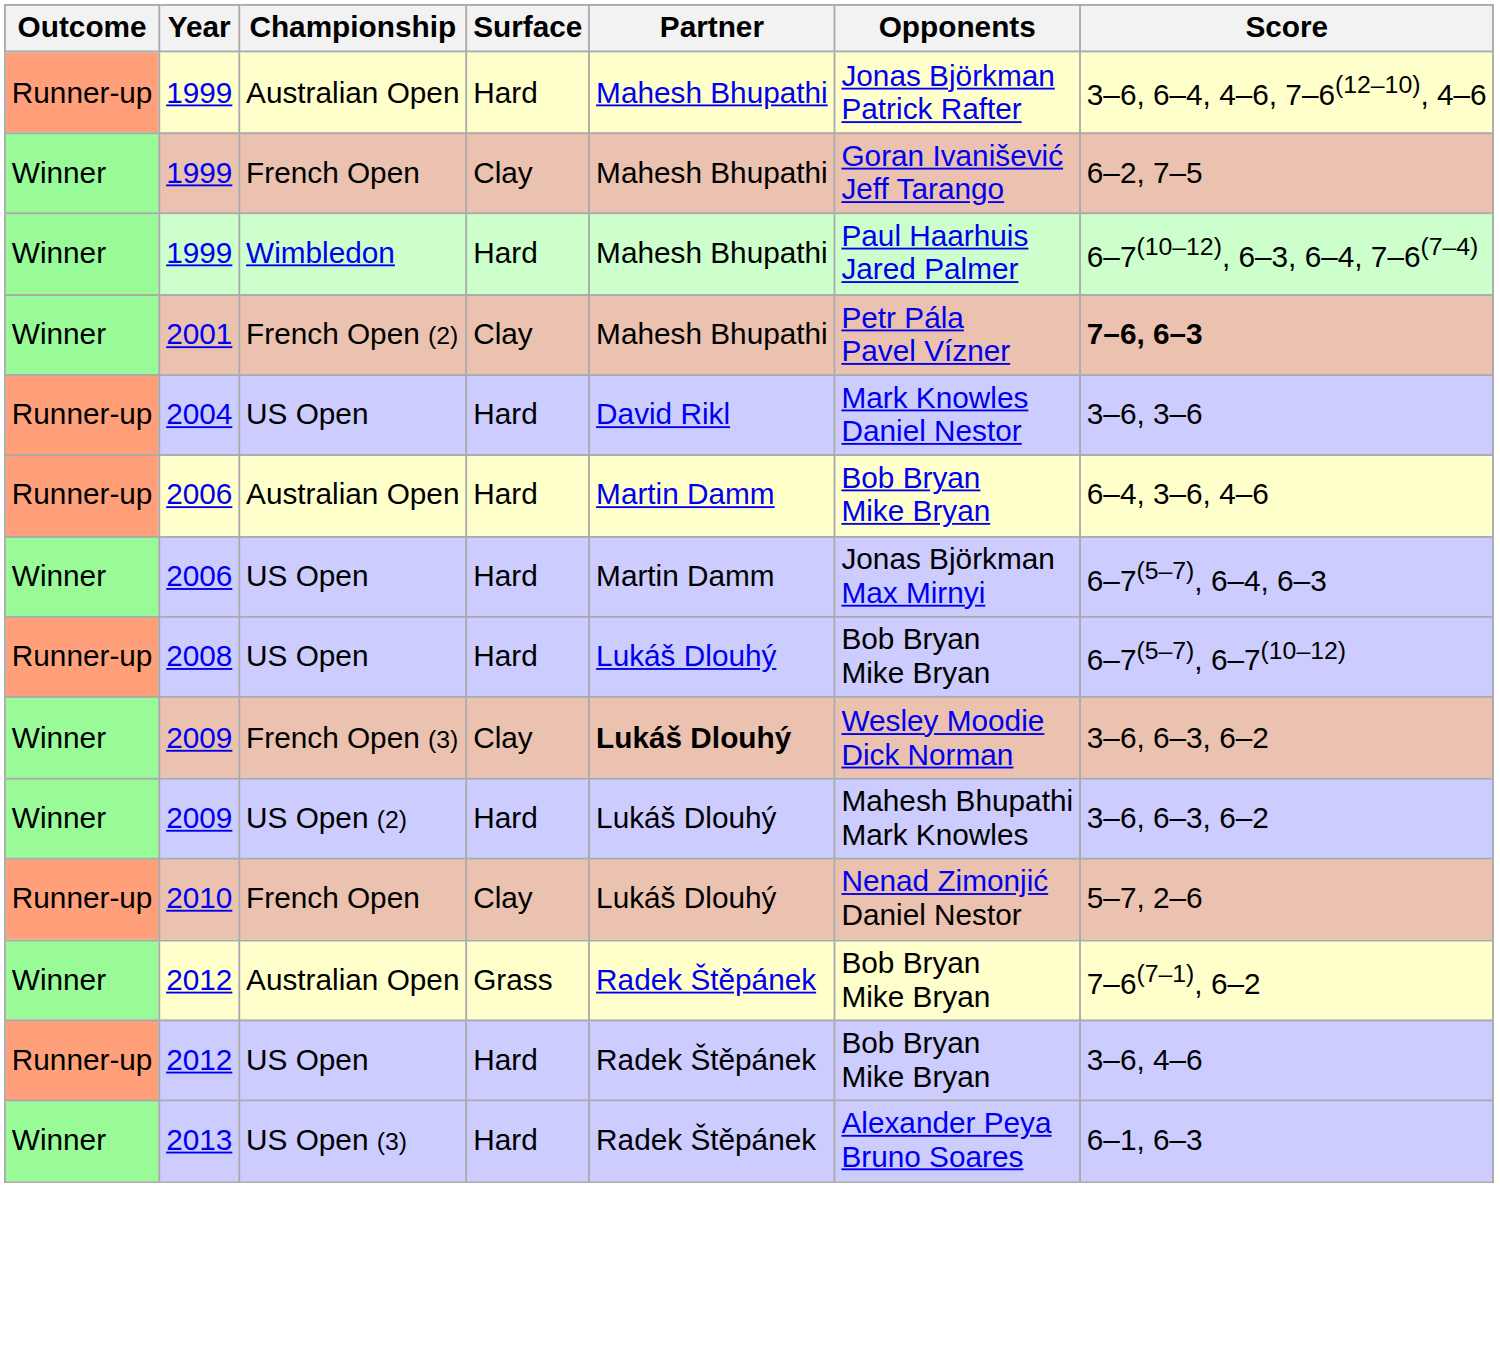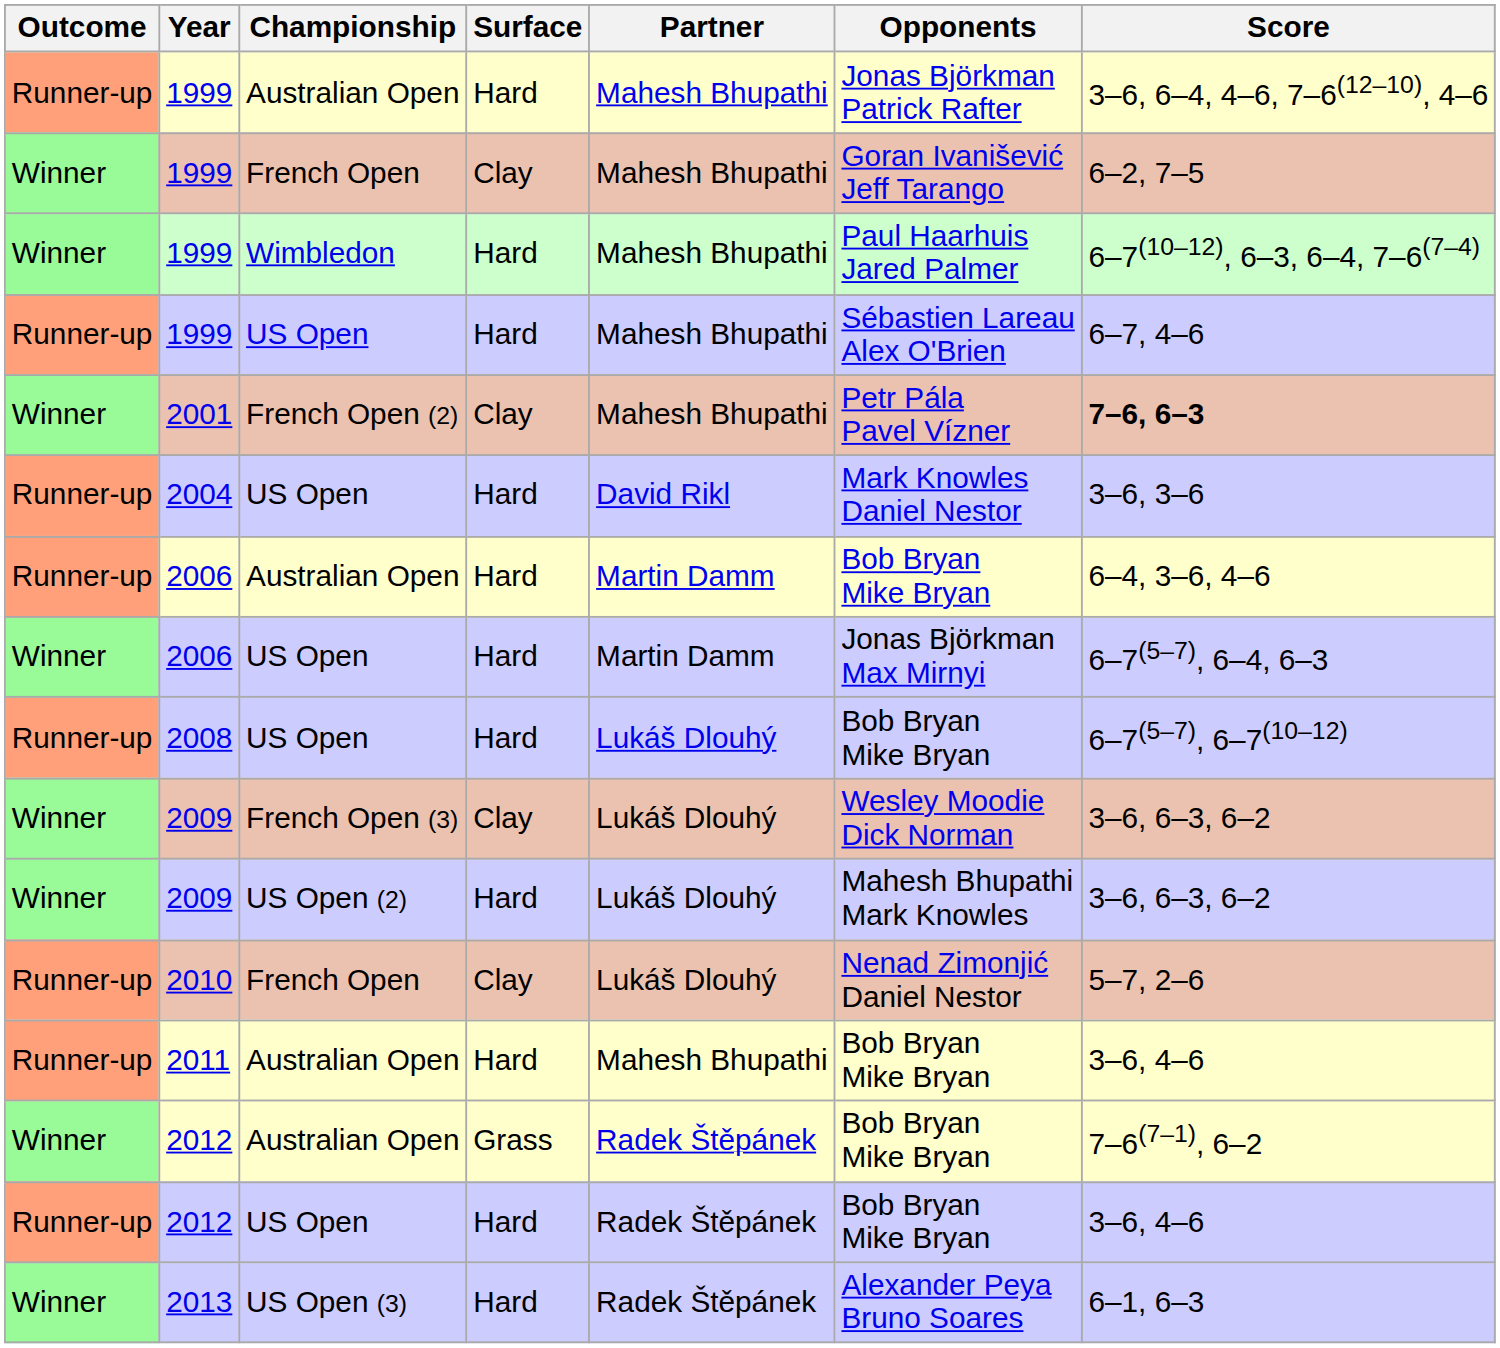+ row: (199, 334)
(694, 737) bold -> (686, 818) normal
+ row: (198, 1060)
